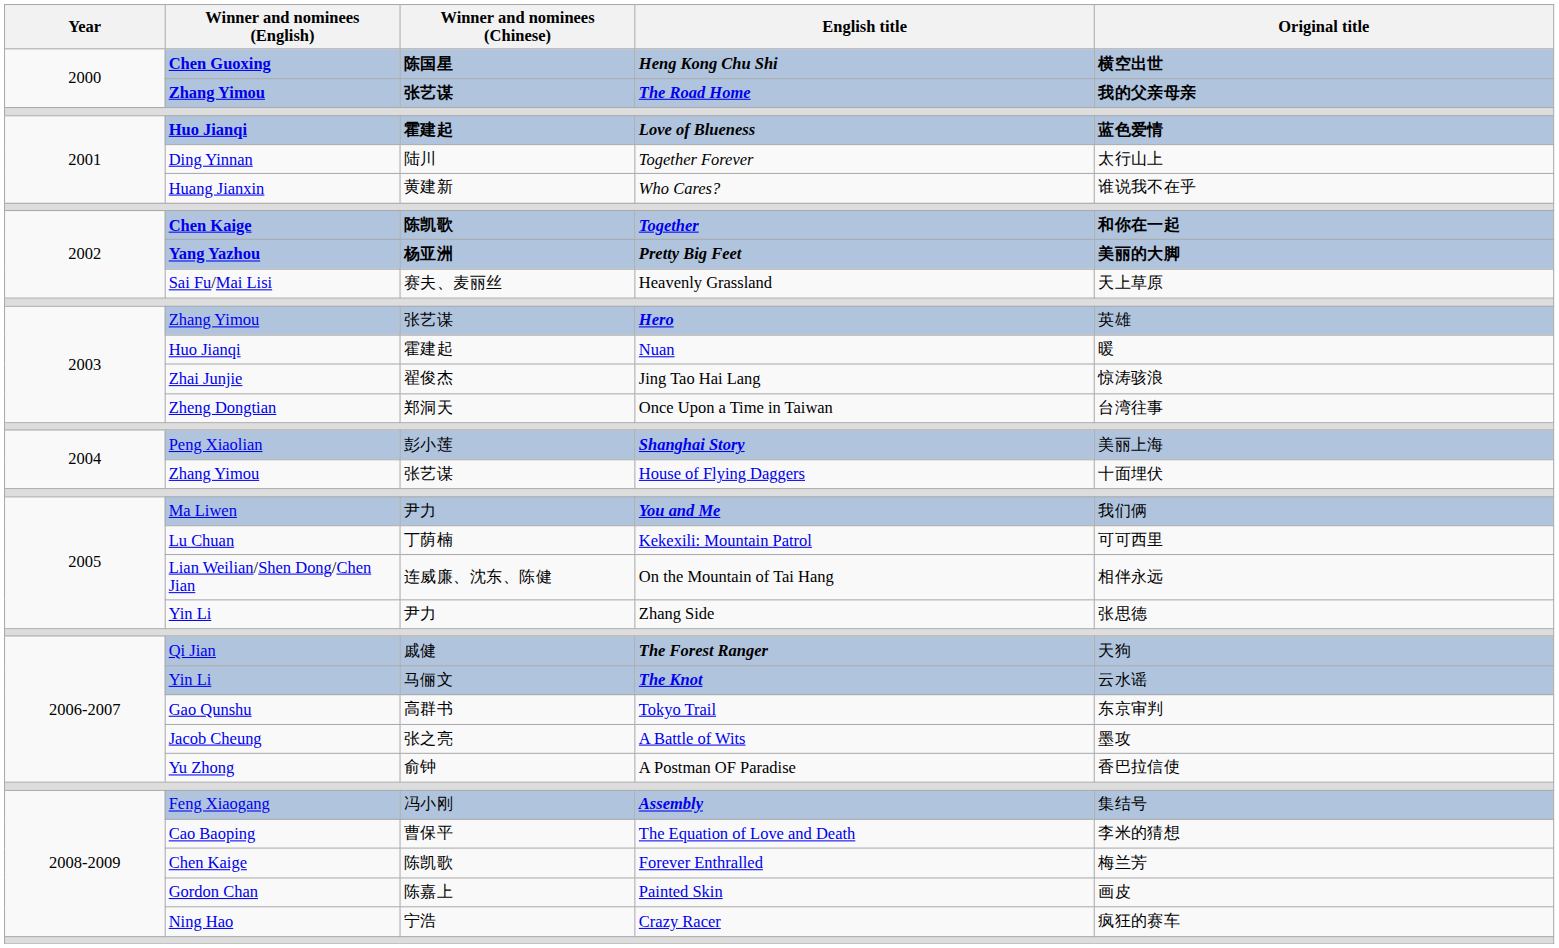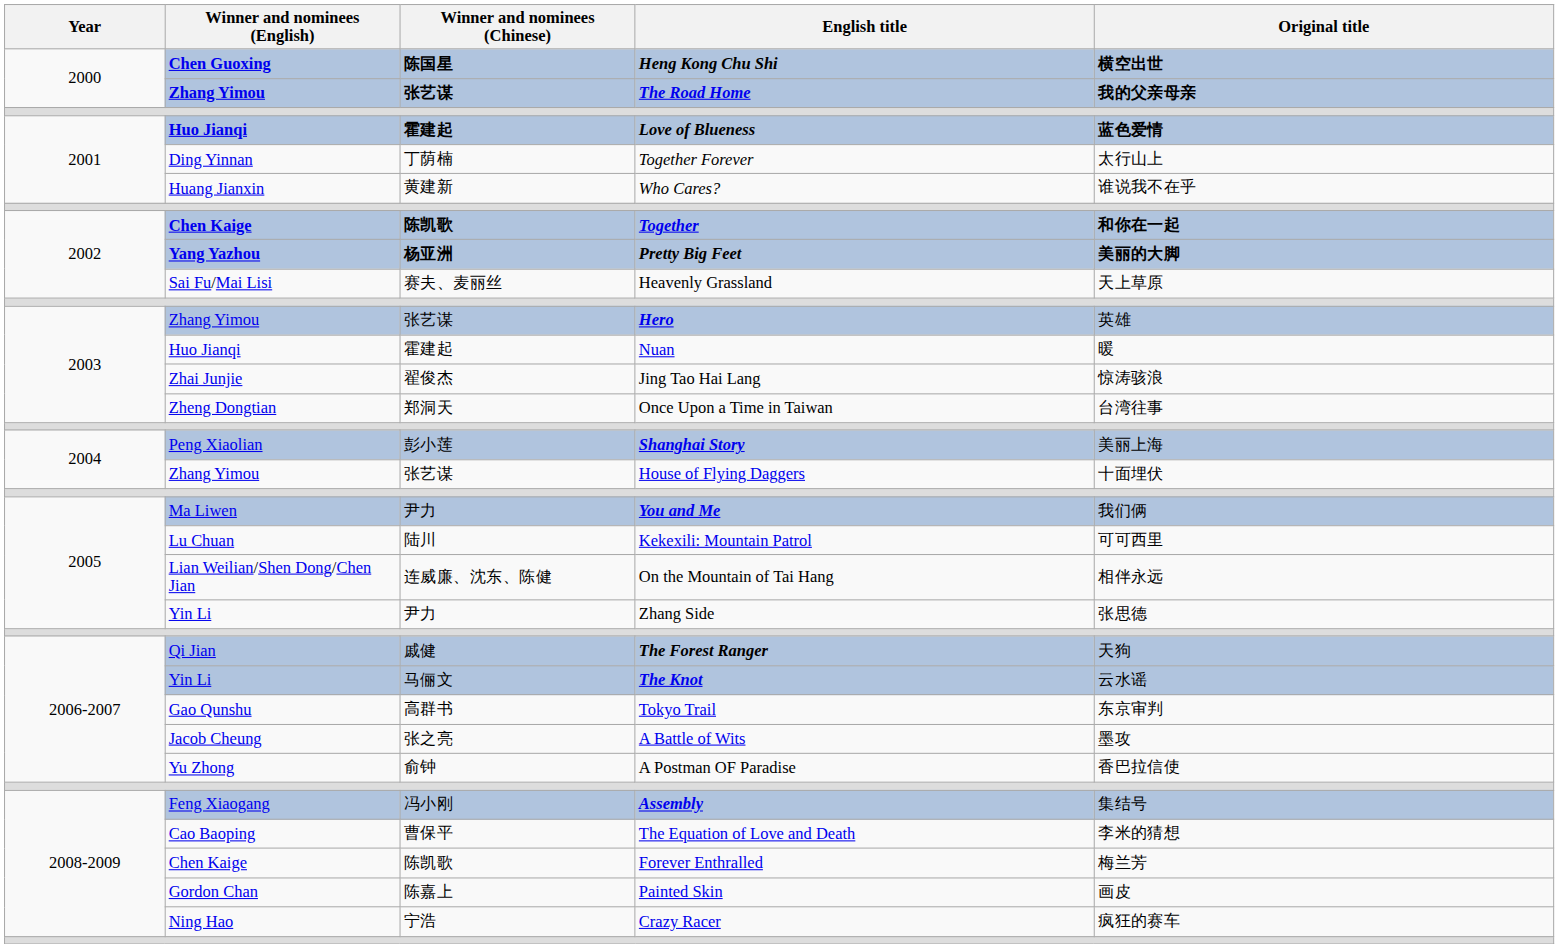(420, 158) 陆川 -> (429, 158) 丁荫楠
(429, 539) 丁荫楠 -> (420, 539) 陆川
